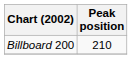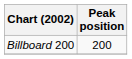(102, 44) 210 -> (102, 44) 200
